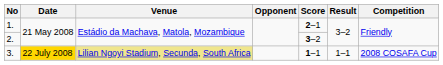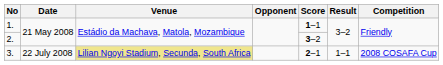(313, 25) 2–1 -> (313, 25) 1–1
(47, 53) gold background -> (47, 53) no background
(313, 53) 1–1 -> (313, 53) 2–1
